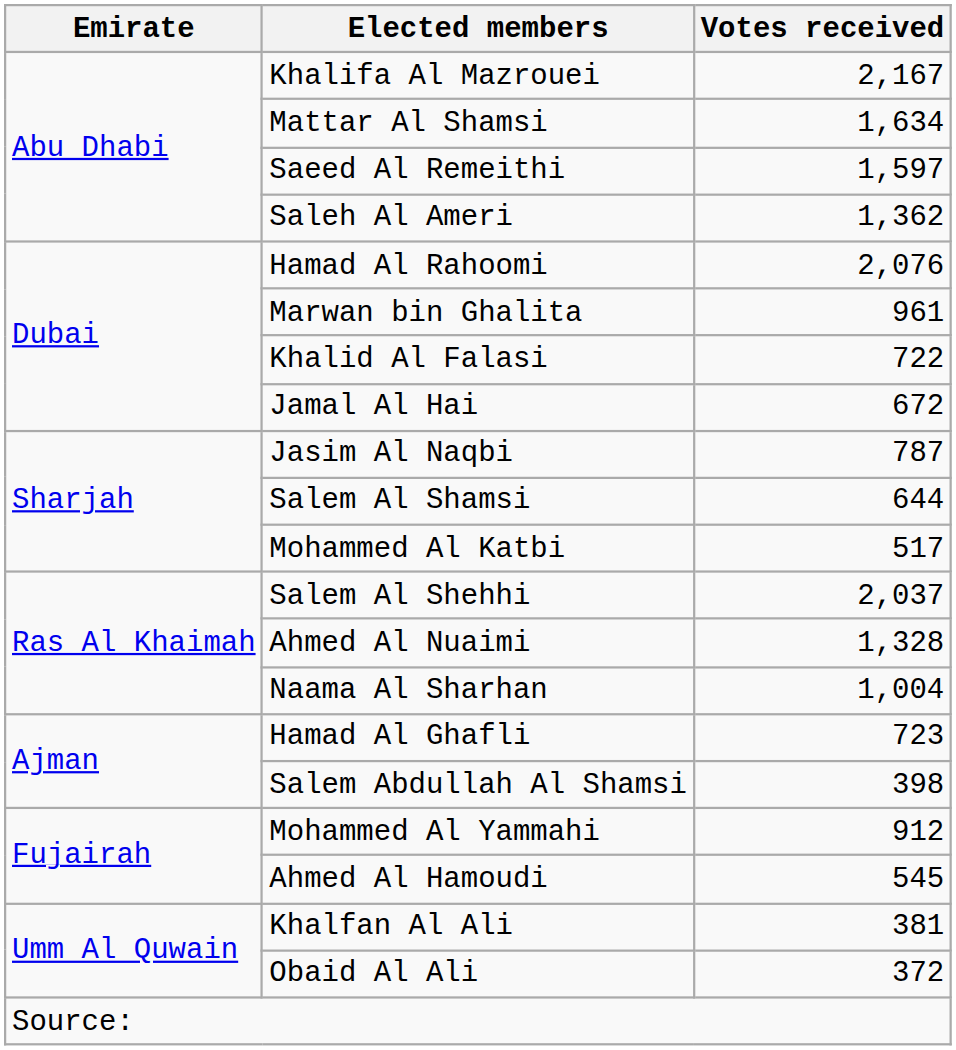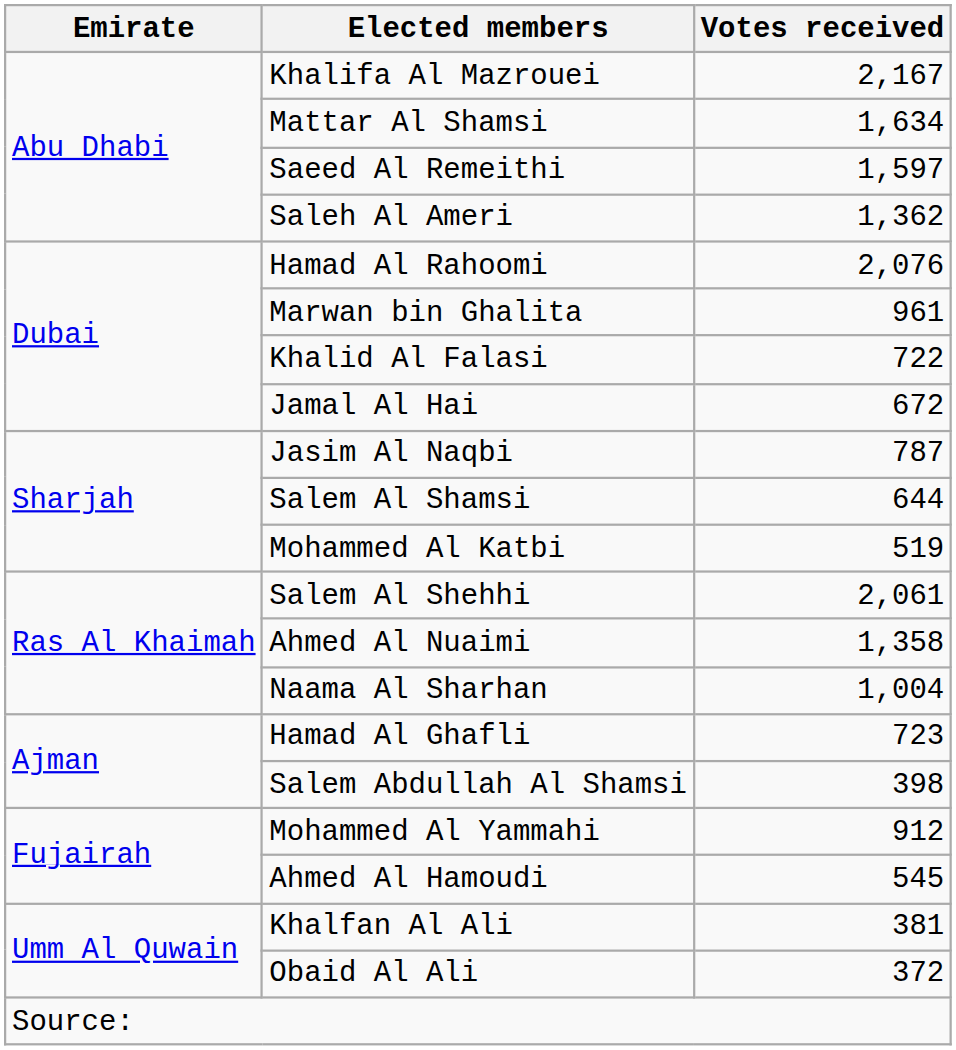(918, 548) 517 -> (918, 548) 519
(901, 596) 2,037 -> (901, 596) 2,061
(901, 643) 1,328 -> (901, 643) 1,358
